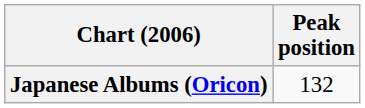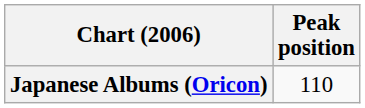(316, 84) 132 -> (316, 84) 110
